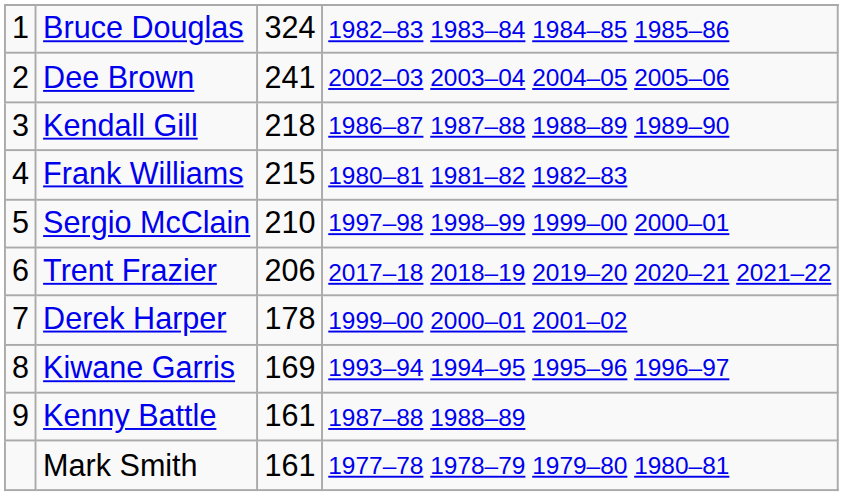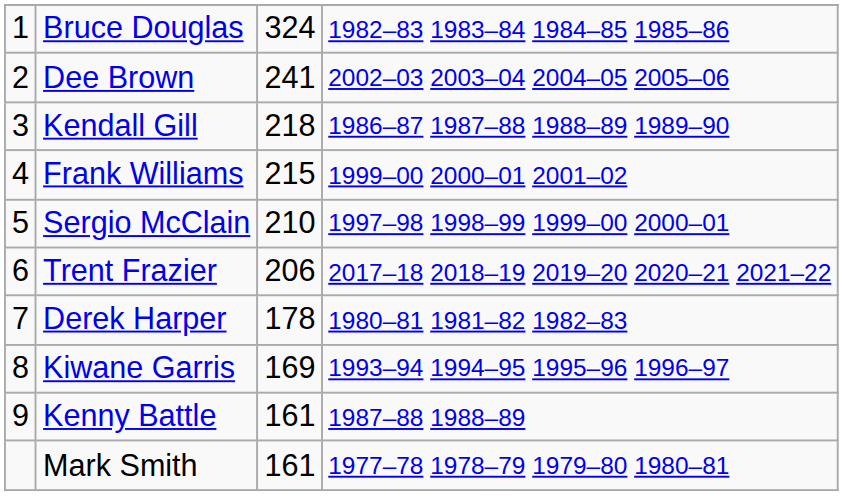(478, 175) 1980–81 1981–82 1982–83 -> (478, 175) 1999–00 2000–01 2001–02
(478, 320) 1999–00 2000–01 2001–02 -> (478, 320) 1980–81 1981–82 1982–83
